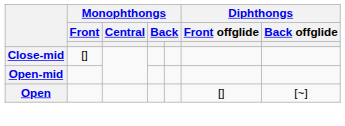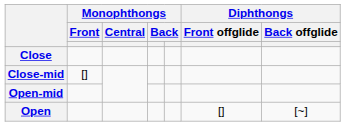+ row: (36, 56)
